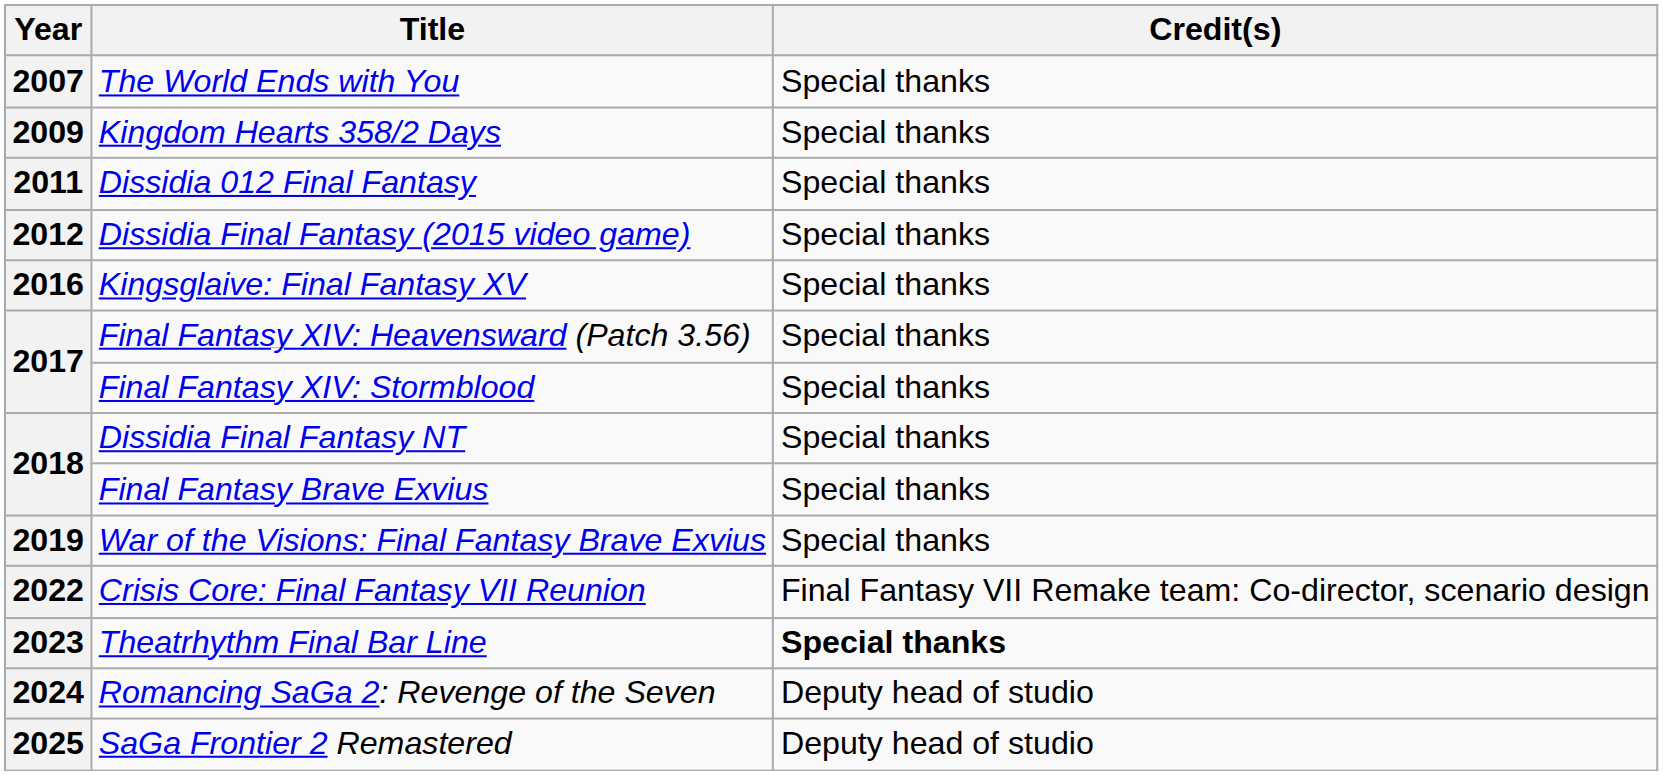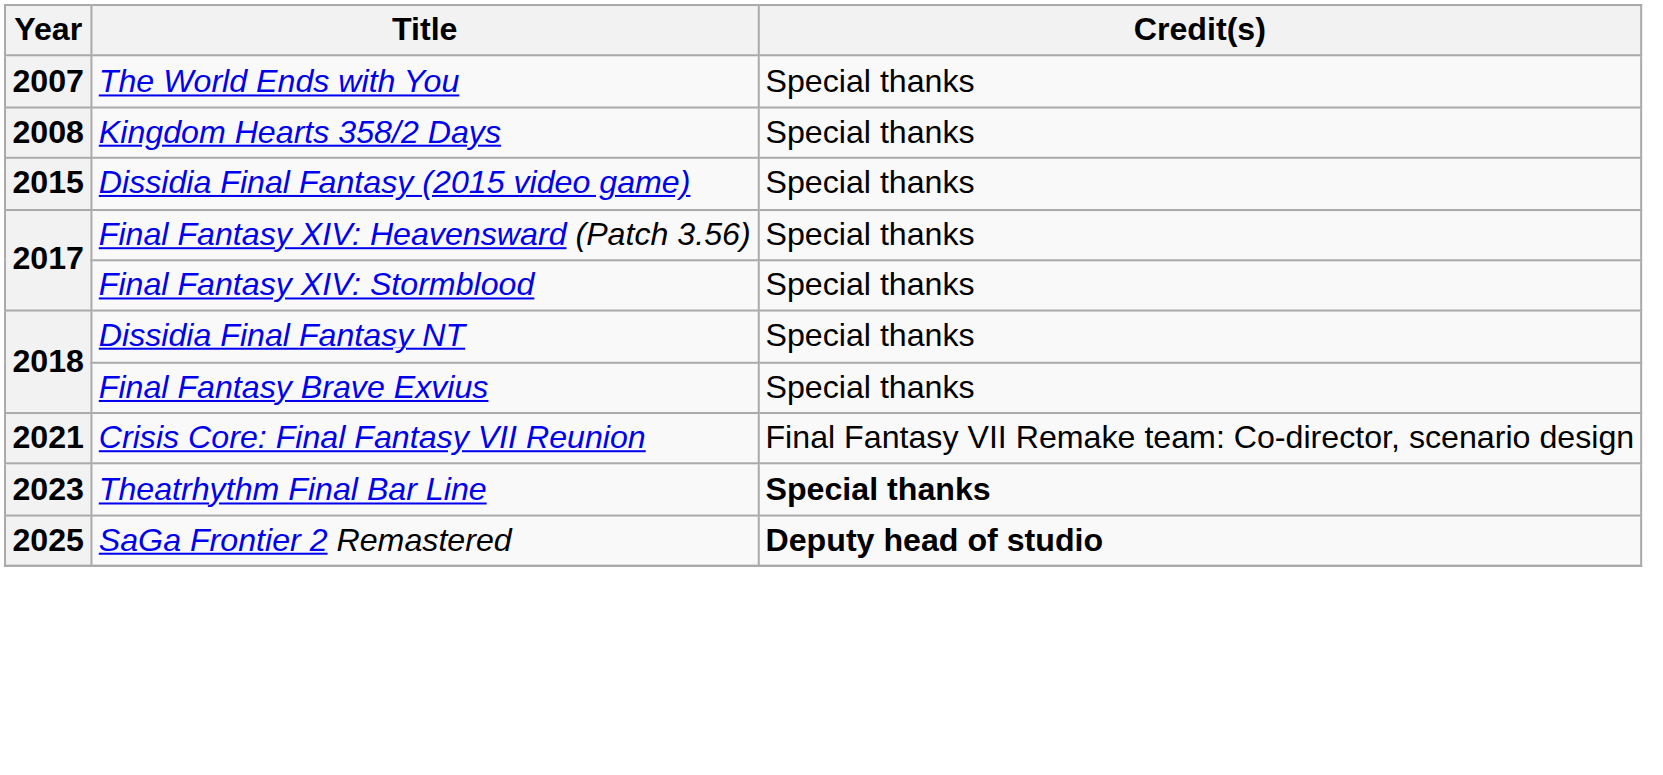(48, 132) 2009 -> (48, 132) 2008
- row: (287, 183)
(48, 234) 2012 -> (48, 183) 2015
- row: (312, 285)
- row: (432, 540)
(48, 591) 2022 -> (48, 438) 2021
- row: (407, 693)
(937, 744) normal -> (934, 540) bold
